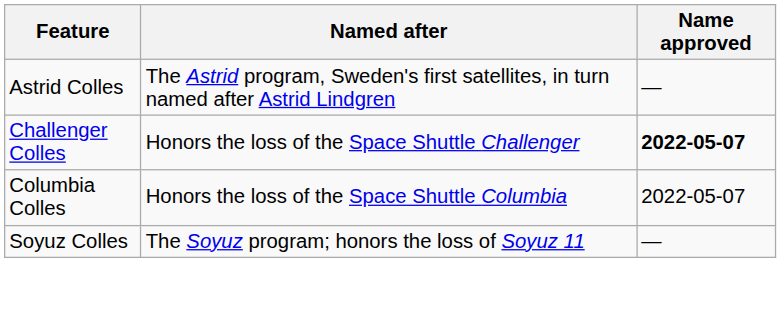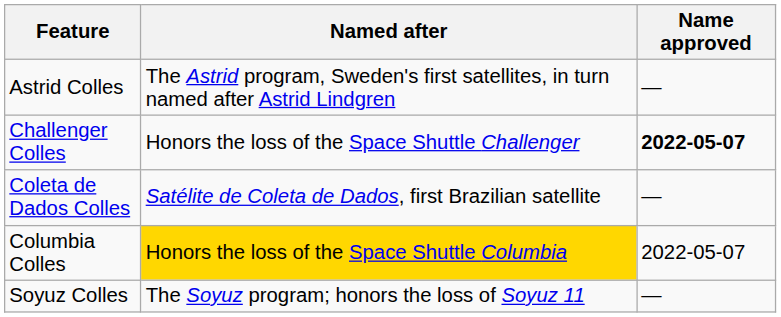+ row: (70, 197)
(356, 197) no background -> (356, 252) gold background
